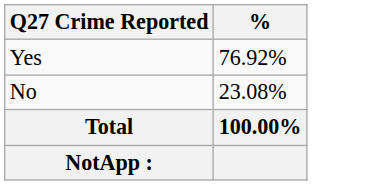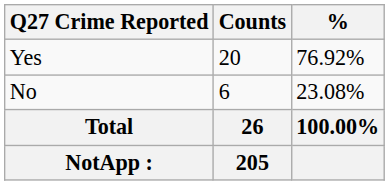+ column: (252, 22)
